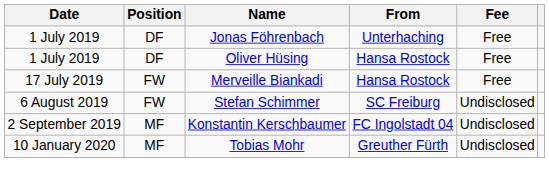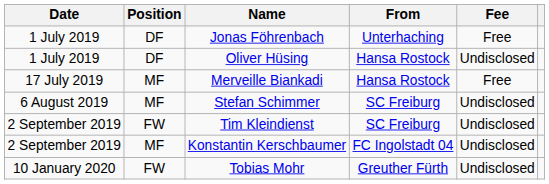(497, 59) Free -> (497, 59) Undisclosed
(154, 80) FW -> (154, 80) MF
(154, 102) FW -> (154, 102) MF
+ row: (267, 124)
(154, 146) MF -> (154, 168) FW
